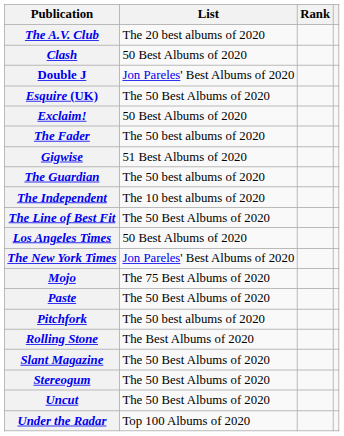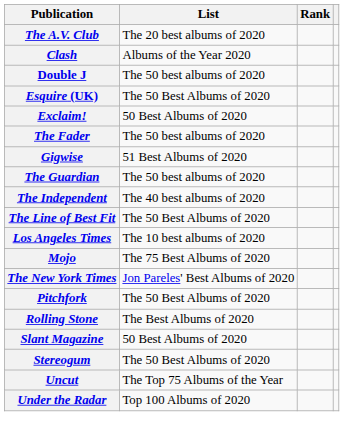(185, 55) 50 Best Albums of 2020 -> (187, 55) Albums of the Year 2020
(208, 75) Jon Pareles' Best Albums of 2020 -> (194, 75) The 50 best albums of 2020
(194, 197) The 10 best albums of 2020 -> (194, 197) The 40 best albums of 2020
(185, 237) 50 Best Albums of 2020 -> (194, 237) The 10 best albums of 2020
rows swapped: (62, 278) <-> (62, 258)
- row: (62, 298)
(194, 319) The 50 best albums of 2020 -> (196, 298) The 50 Best Albums of 2020
(196, 359) The 50 Best Albums of 2020 -> (185, 339) 50 Best Albums of 2020
(196, 400) The 50 Best Albums of 2020 -> (203, 380) The Top 75 Albums of the Year
